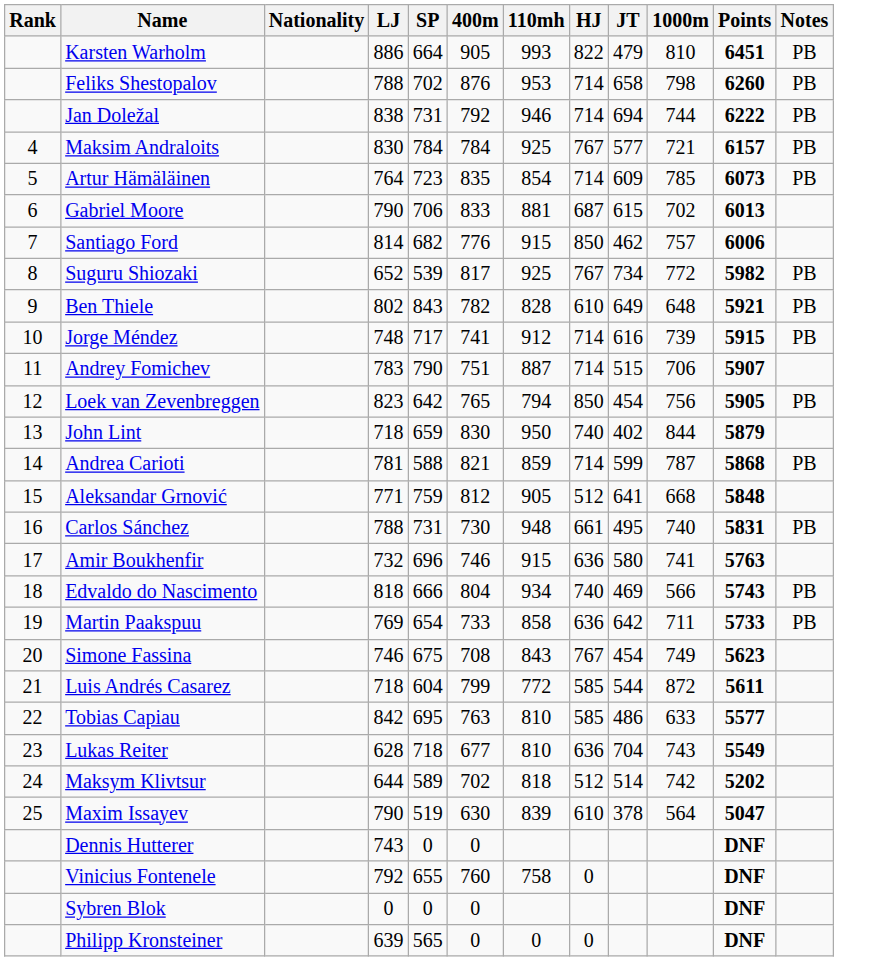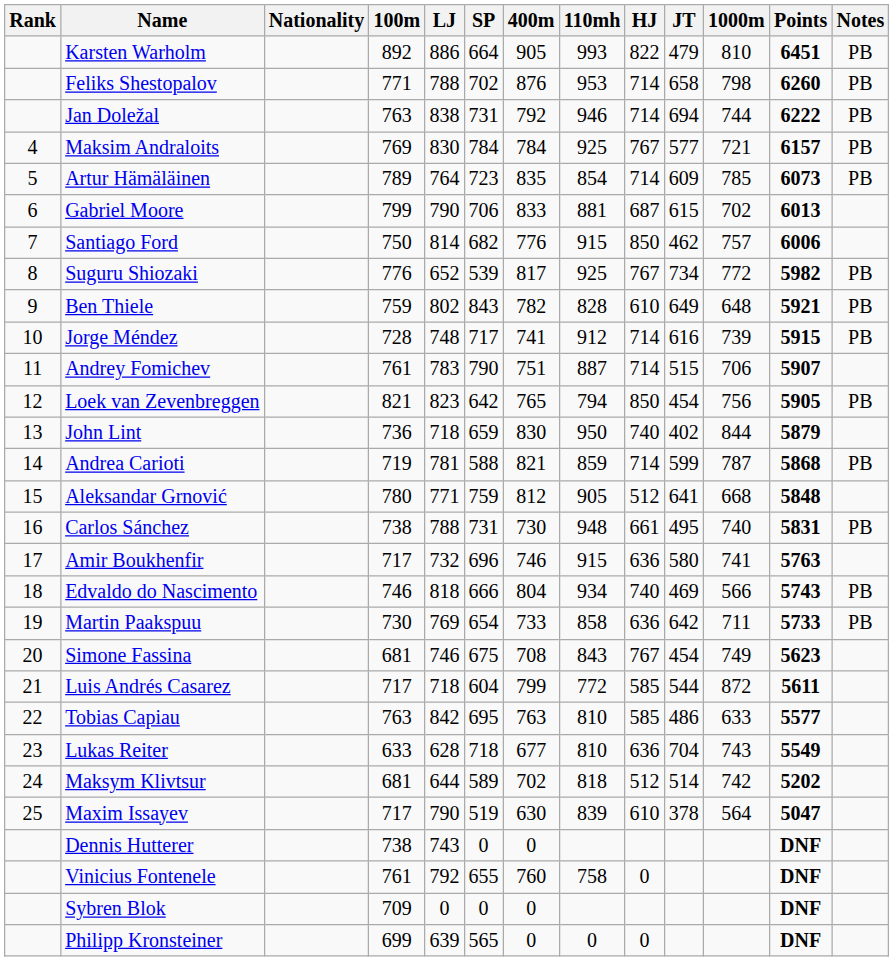+ column: (397, 20)
